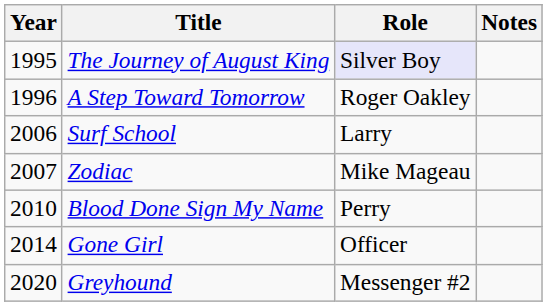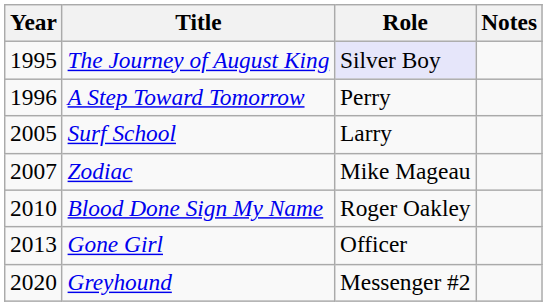(405, 97) Roger Oakley -> (365, 97) Perry
(33, 134) 2006 -> (33, 134) 2005
(365, 208) Perry -> (405, 208) Roger Oakley
(33, 245) 2014 -> (33, 245) 2013
